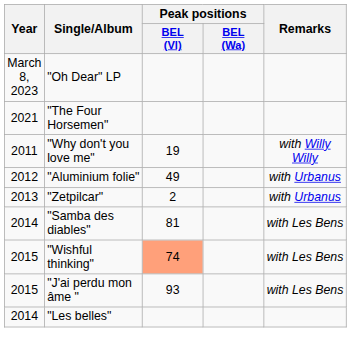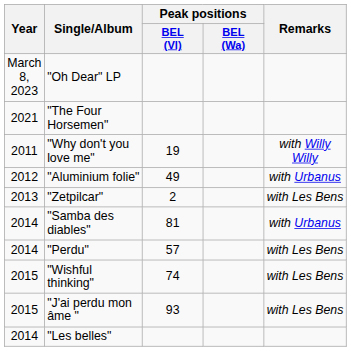(305, 197) with Urbanus -> (305, 197) with Les Bens
(305, 223) with Les Bens -> (305, 223) with Urbanus
+ row: (68, 250)
(173, 257) lightsalmon background -> (173, 276) no background
